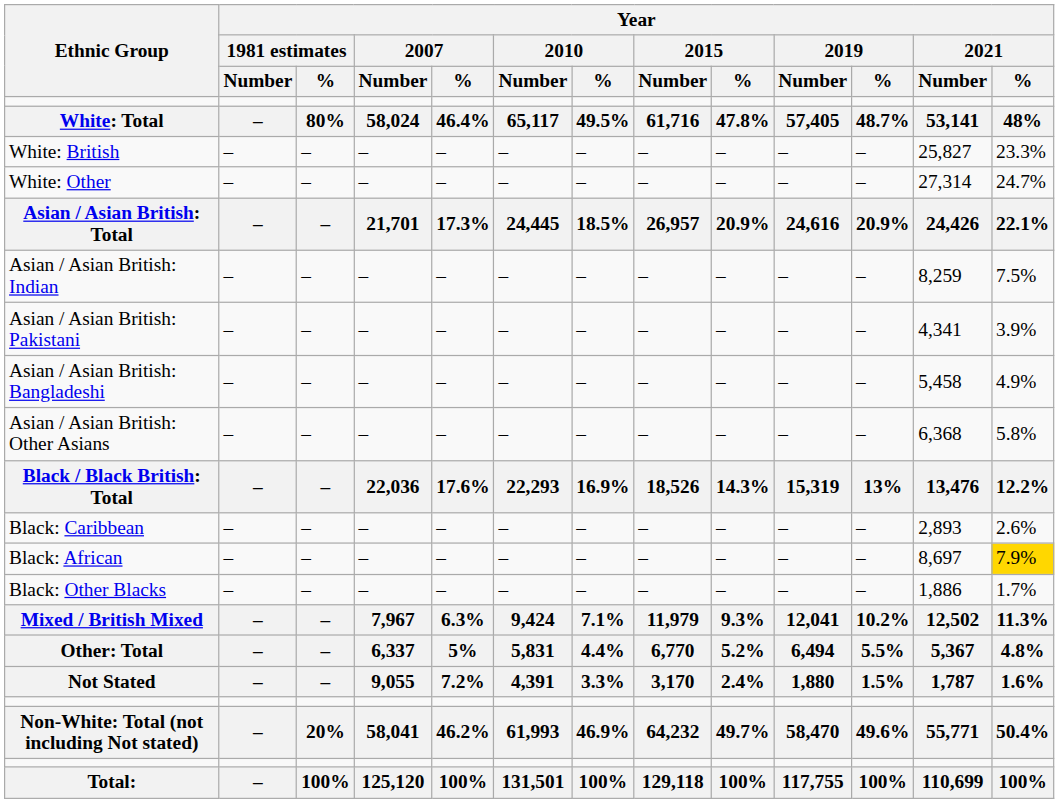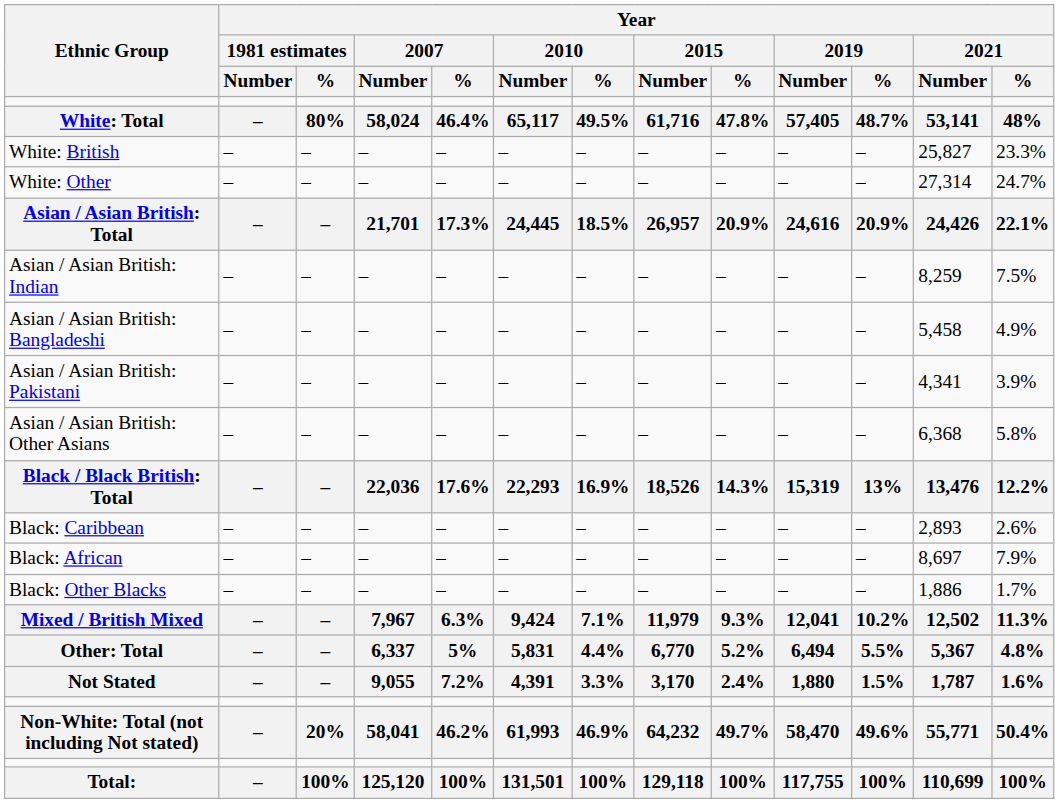rows swapped: (93, 328) <-> (93, 381)
(1016, 558) gold background -> (1016, 558) no background
